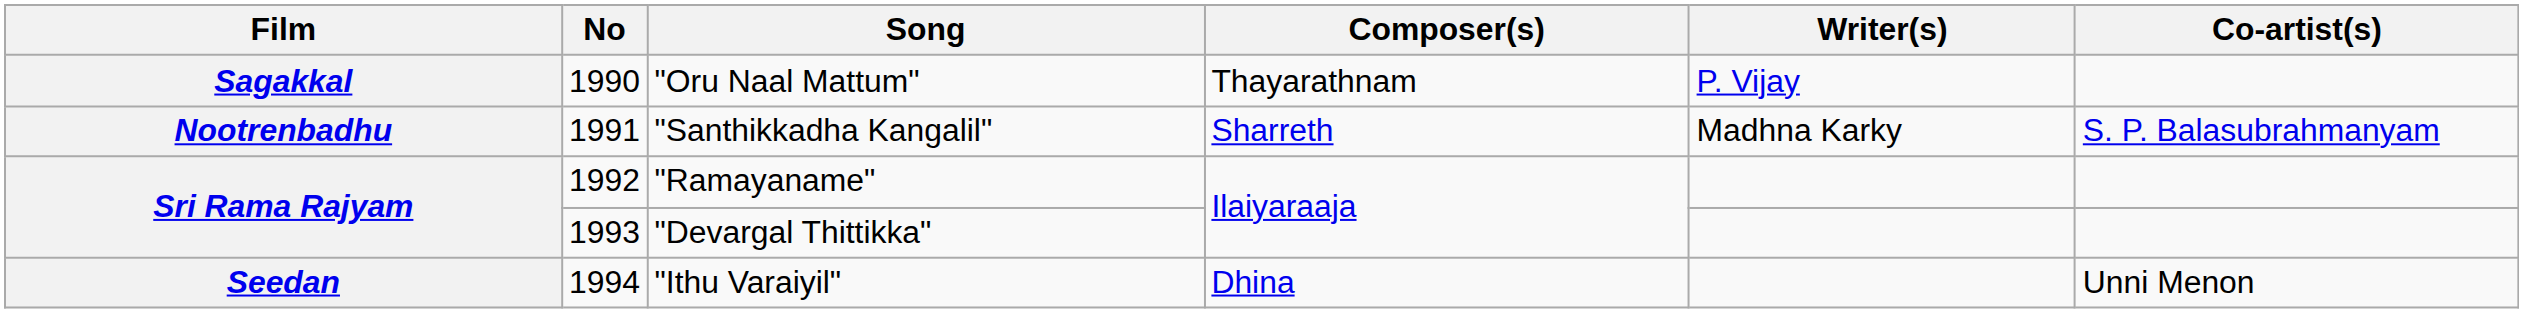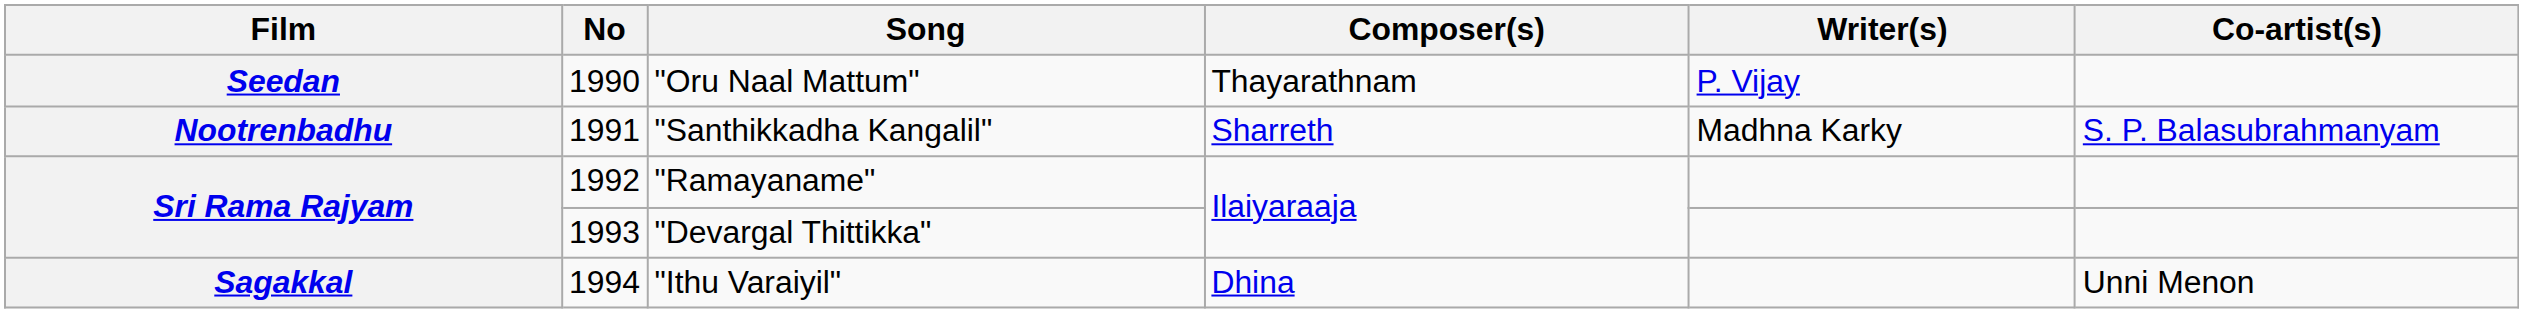(283, 80) Sagakkal -> (283, 80) Seedan
(283, 282) Seedan -> (283, 282) Sagakkal
